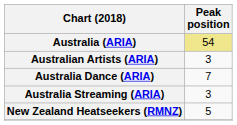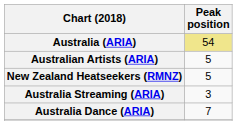(208, 59) 3 -> (208, 59) 5
rows swapped: (95, 77) <-> (95, 111)
